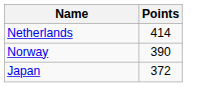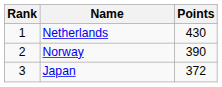+ column: (22, 14)
(161, 33) 414 -> (196, 33) 430
